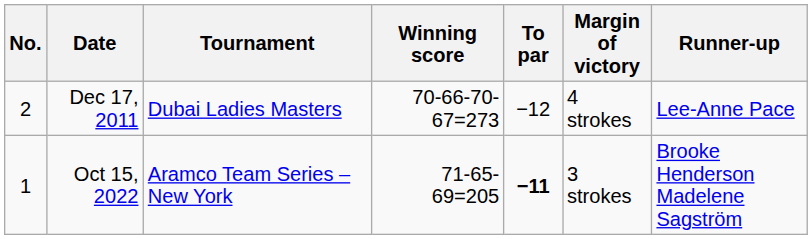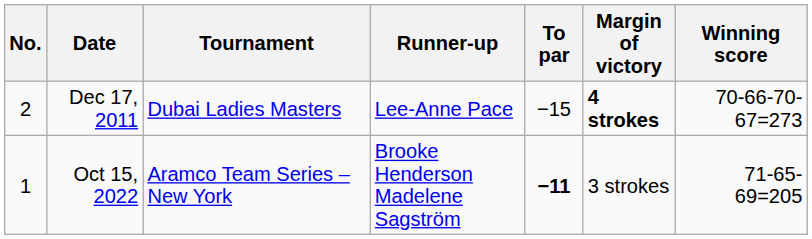columns swapped: (438, 43) <-> (729, 43)
(533, 109) −12 -> (554, 109) −15
(599, 109) normal -> (624, 109) bold
